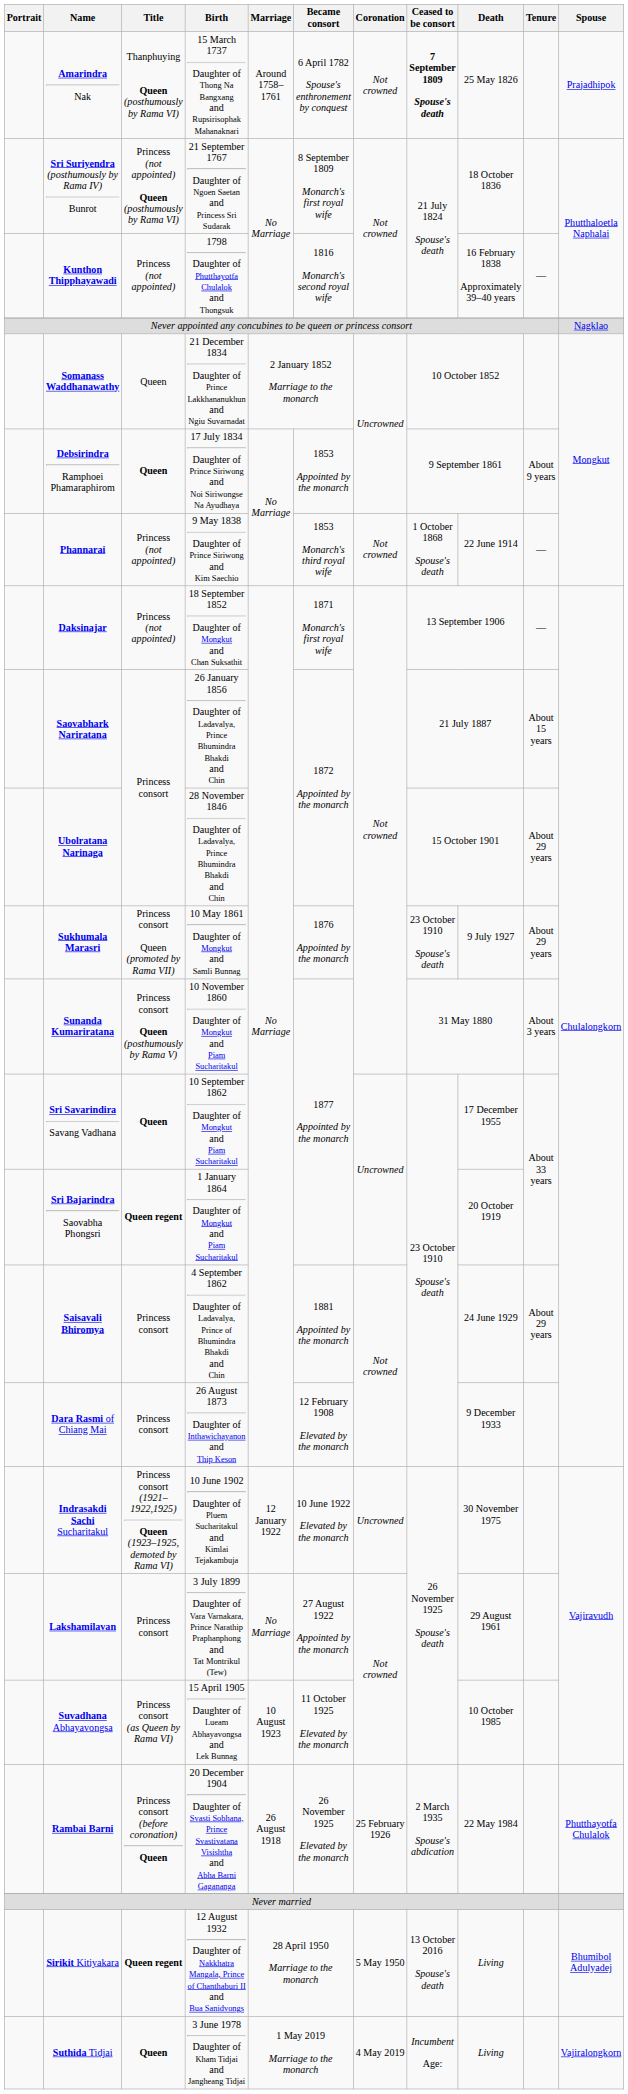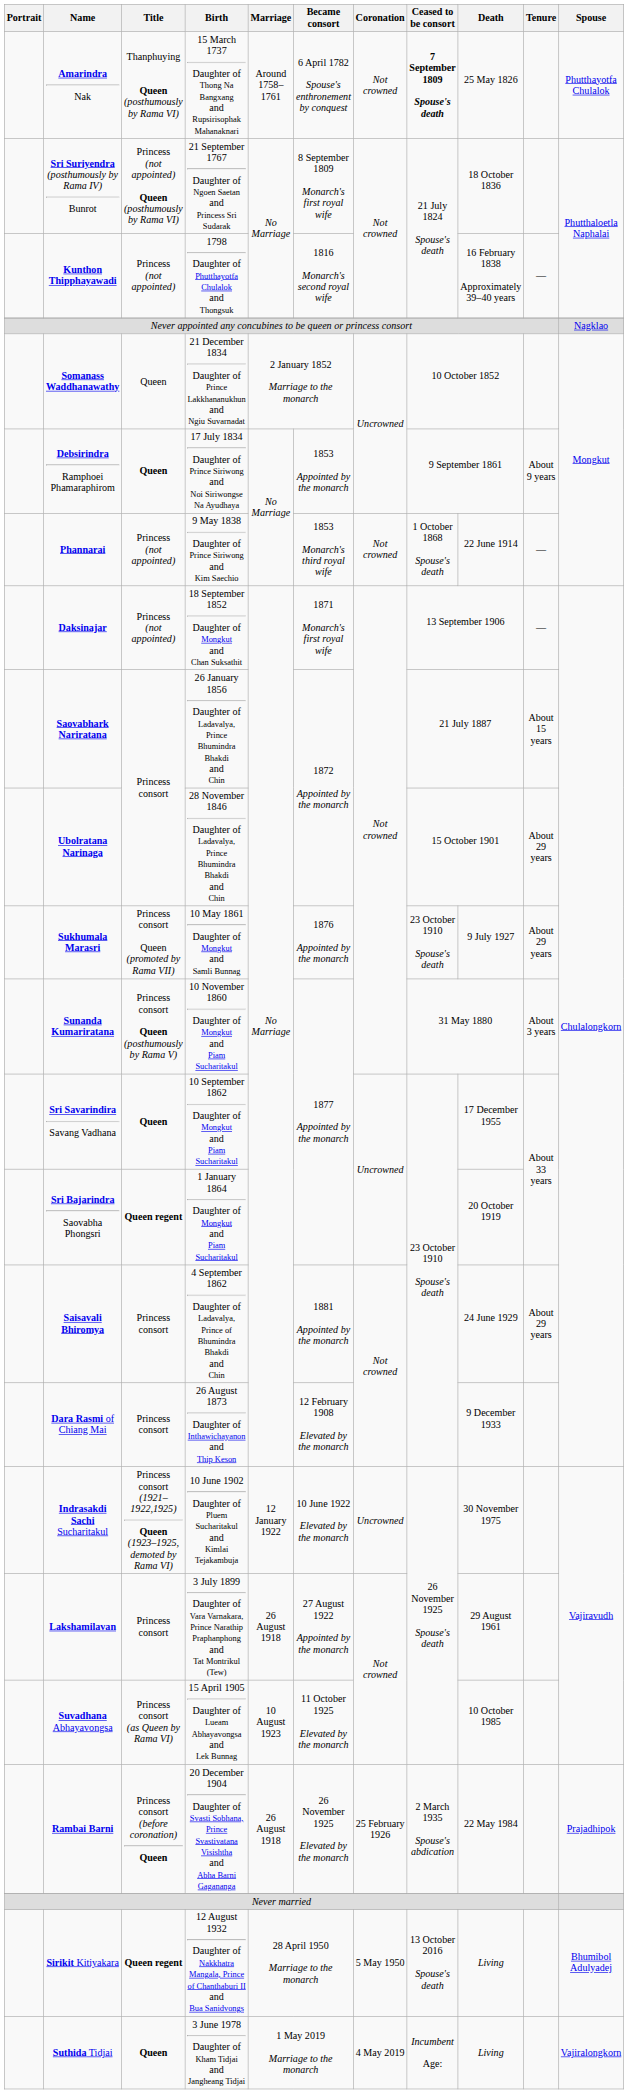(591, 85) Prajadhipok -> (591, 85) Phutthayotfa Chulalok
(271, 1627) No Marriage -> (271, 1627) 26 August 1918
(591, 1829) Phutthayotfa Chulalok -> (591, 1829) Prajadhipok
